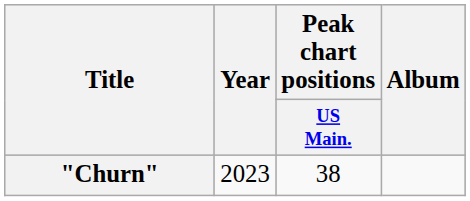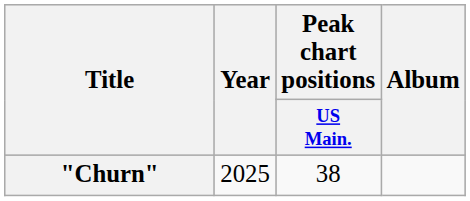(245, 174) 2023 -> (245, 174) 2025
